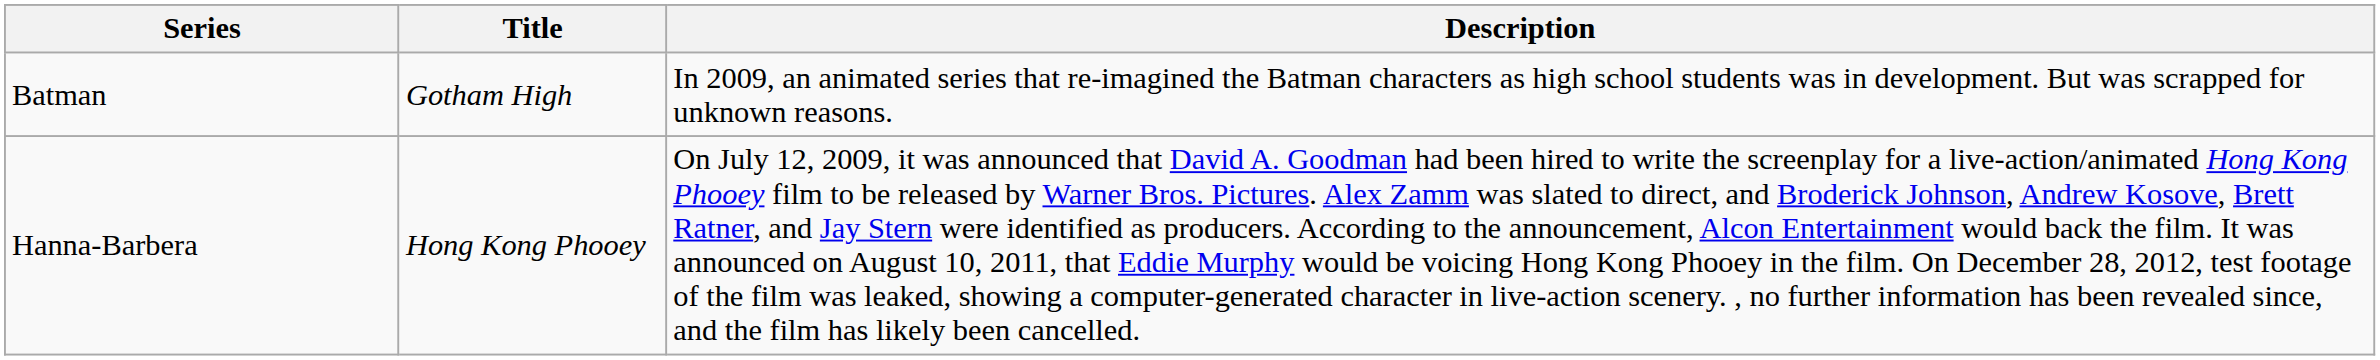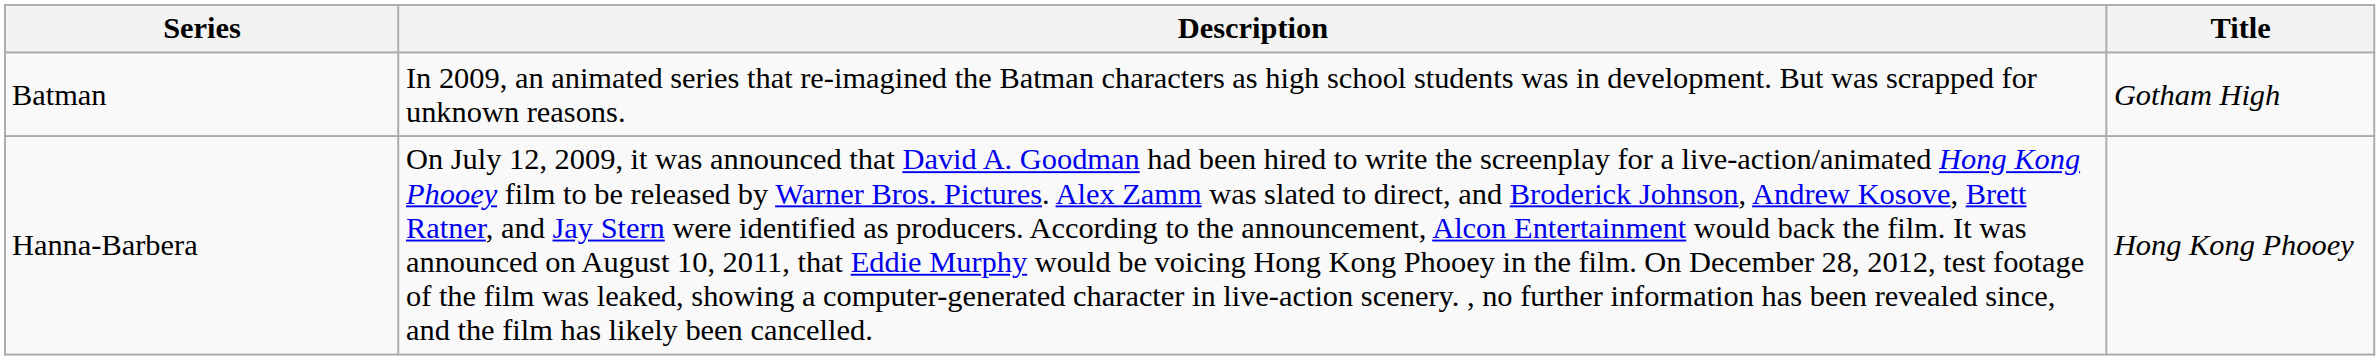columns swapped: (533, 28) <-> (1520, 28)
